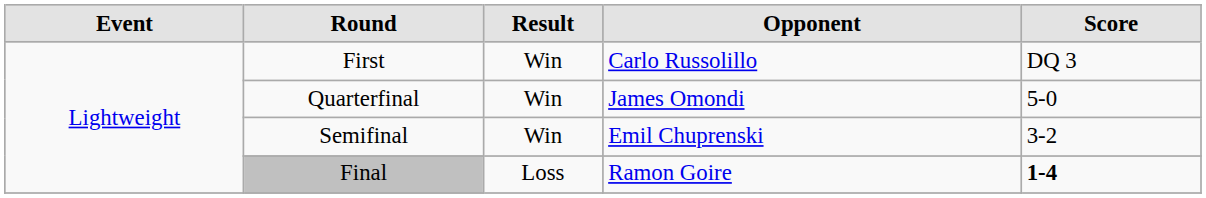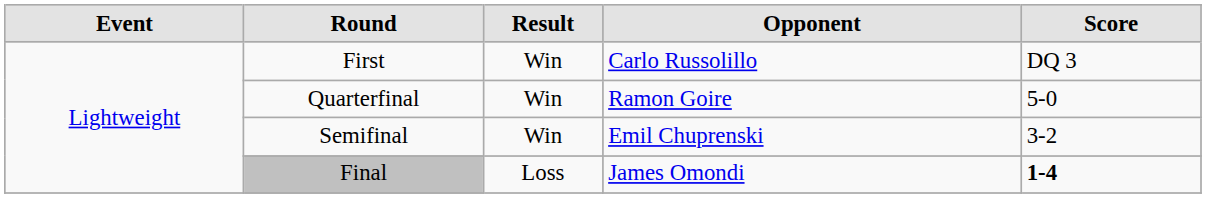(676, 98) James Omondi -> (670, 98) Ramon Goire
(670, 173) Ramon Goire -> (676, 173) James Omondi
